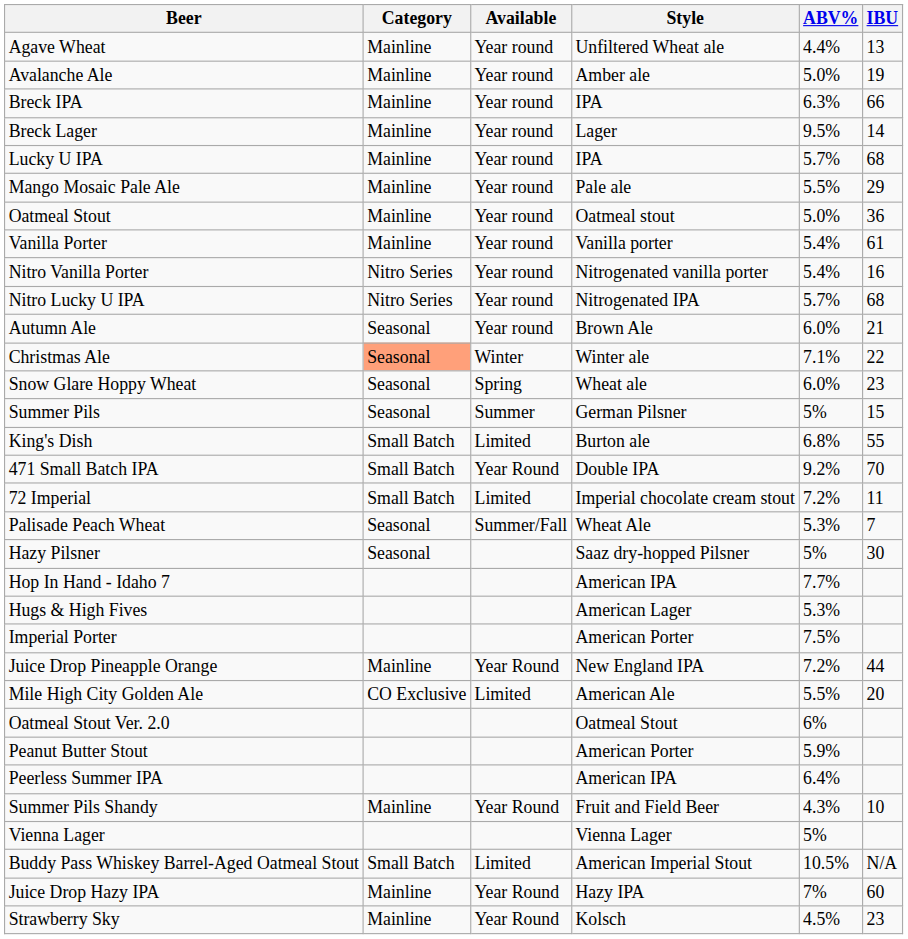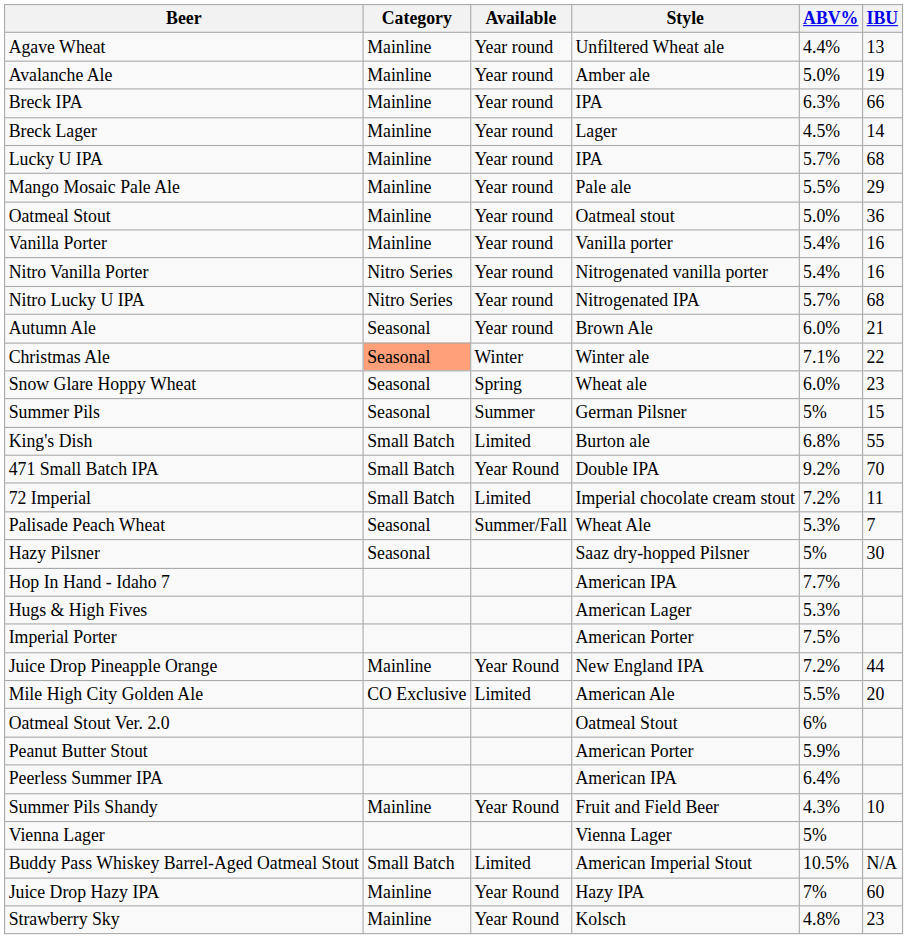(822, 131) 9.5% -> (822, 131) 4.5%
(875, 243) 61 -> (875, 243) 16
(822, 919) 4.5% -> (822, 919) 4.8%
